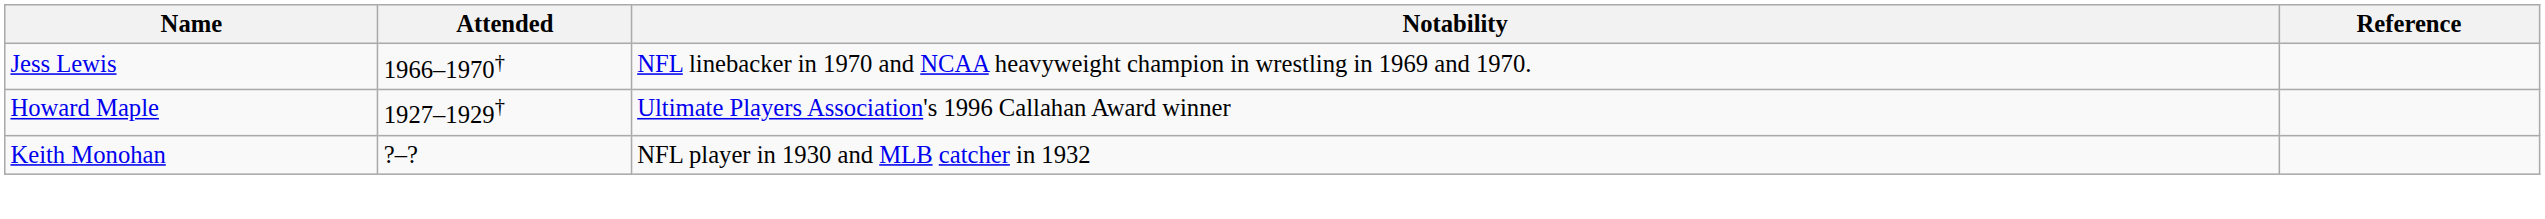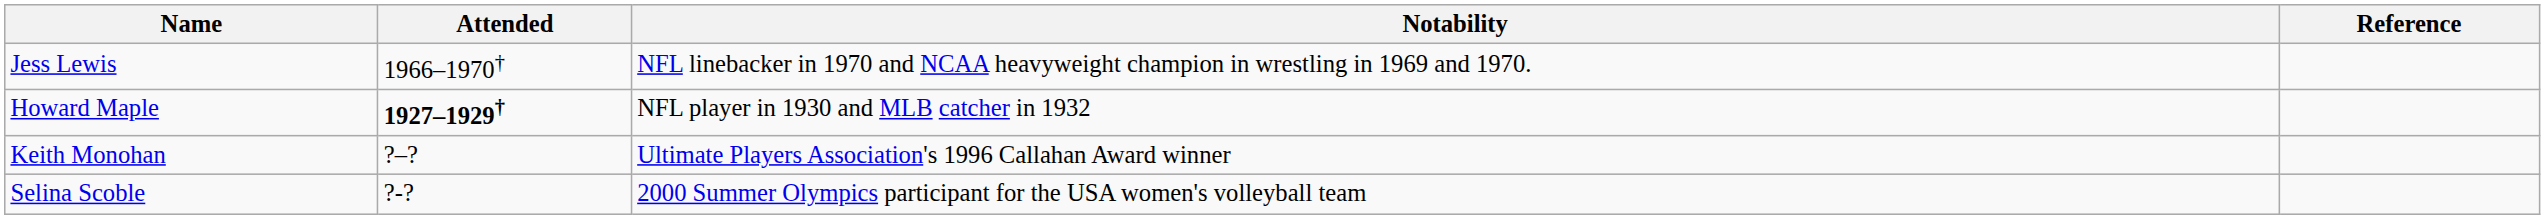(444, 112) normal -> (444, 112) bold
(934, 108) Ultimate Players Association's 1996 Callahan Award winner -> (864, 108) NFL player in 1930 and MLB catcher in 1932
(864, 154) NFL player in 1930 and MLB catcher in 1932 -> (934, 154) Ultimate Players Association's 1996 Callahan Award winner
+ row: (78, 193)
